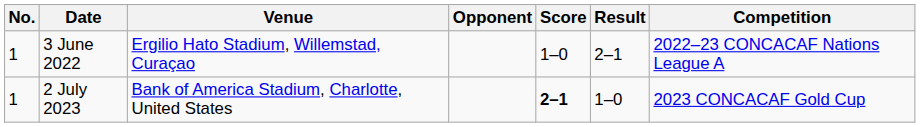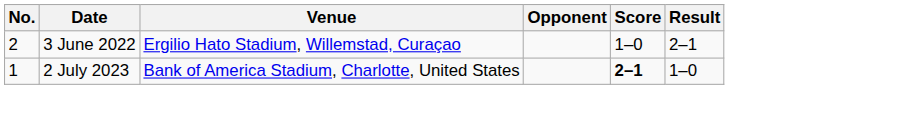- column: (782, 17)
(13, 53) 1 -> (13, 44) 2
